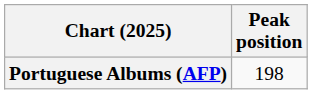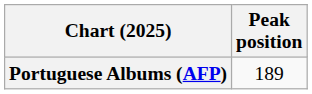(269, 72) 198 -> (269, 72) 189
